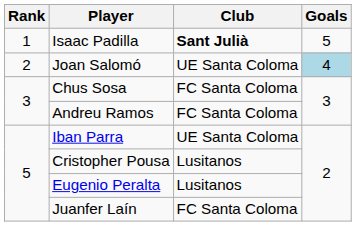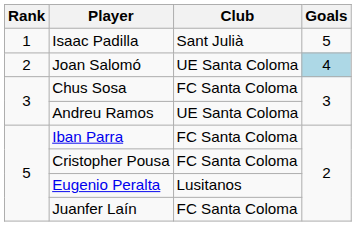(213, 40) bold -> (210, 40) normal
(237, 112) FC Santa Coloma -> (237, 112) UE Santa Coloma
(237, 137) UE Santa Coloma -> (237, 137) FC Santa Coloma
(209, 161) Lusitanos -> (237, 161) FC Santa Coloma
